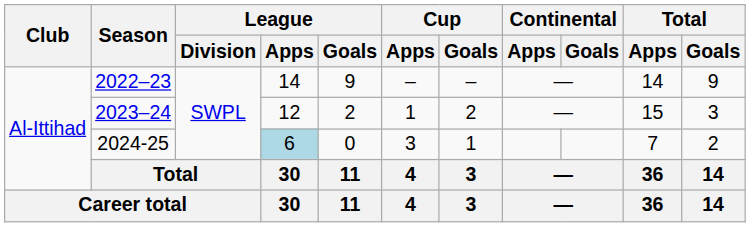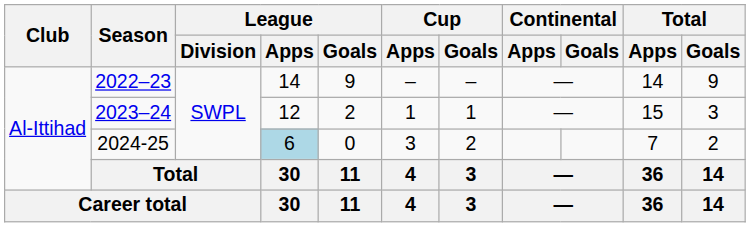(471, 112) 2 -> (471, 112) 1
(471, 143) 1 -> (471, 143) 2
